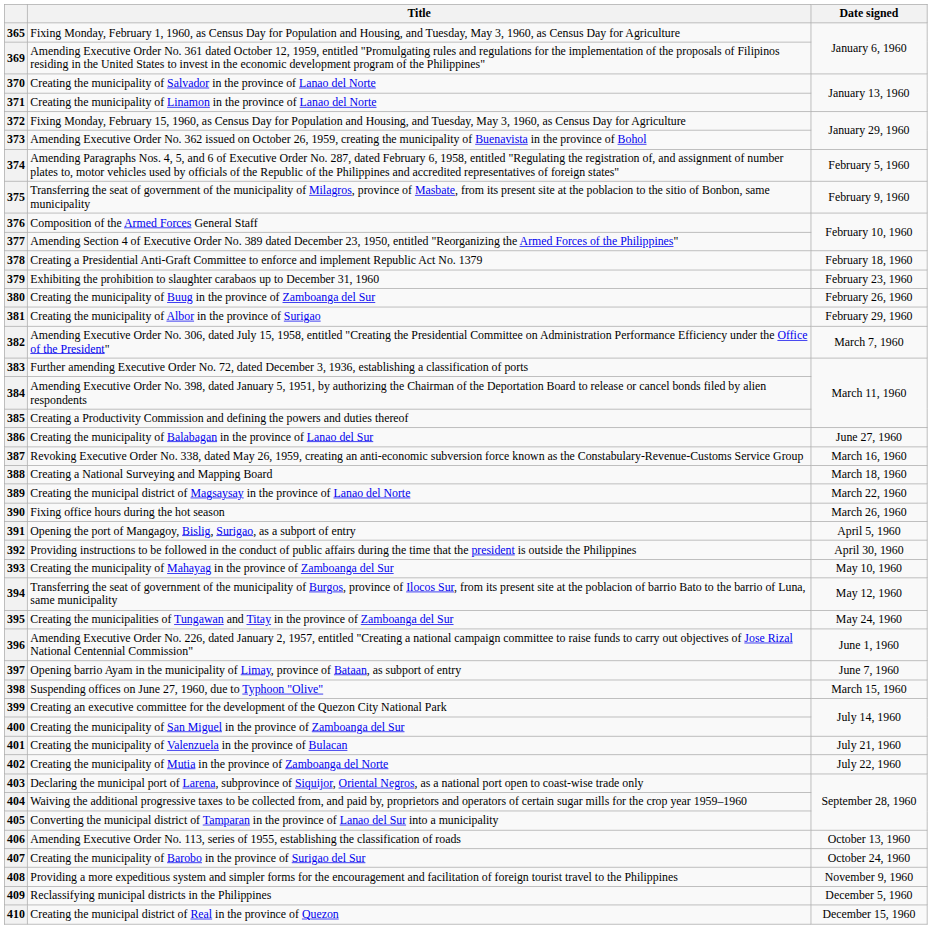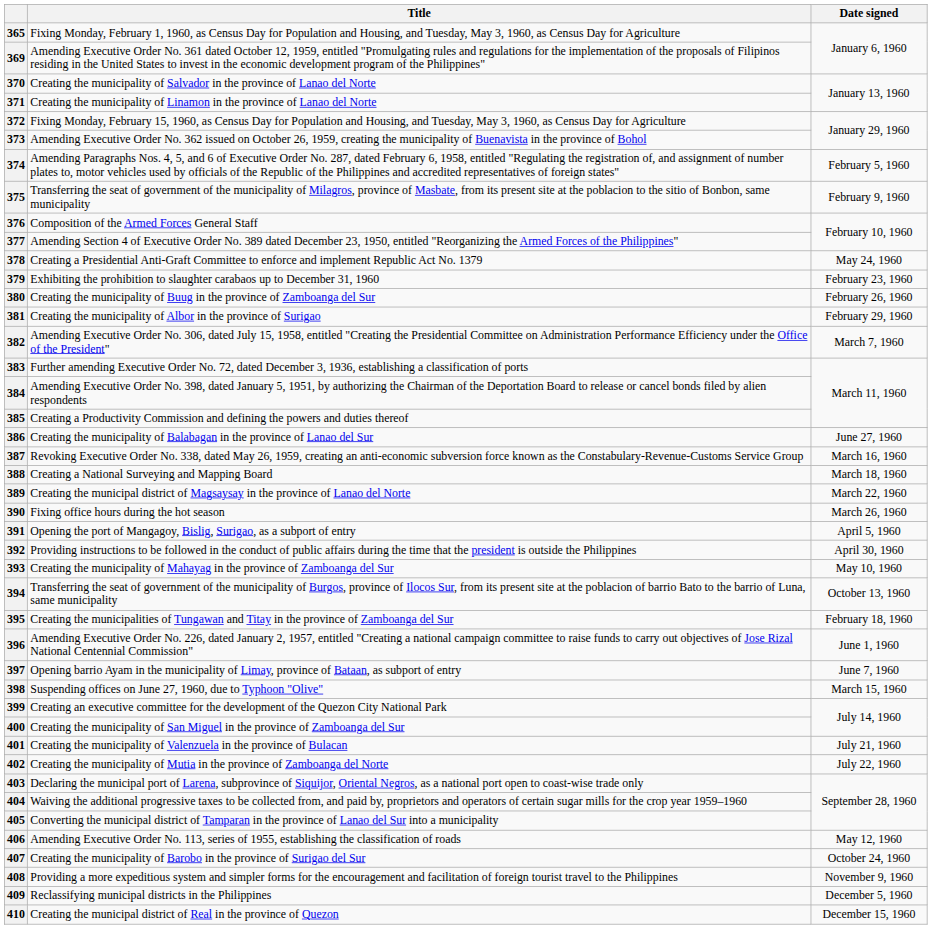(869, 260) February 18, 1960 -> (869, 260) May 24, 1960
(869, 594) May 12, 1960 -> (869, 594) October 13, 1960
(869, 619) May 24, 1960 -> (869, 619) February 18, 1960
(869, 839) October 13, 1960 -> (869, 839) May 12, 1960
